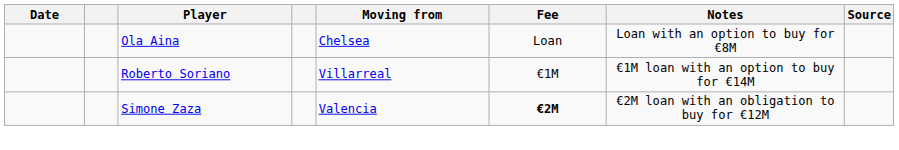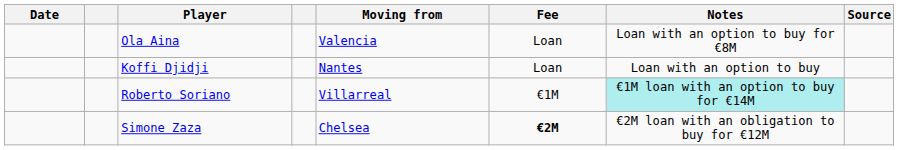(344, 41) Chelsea -> (348, 41) Valencia
+ row: (165, 68)
(725, 75) no background -> (725, 94) paleturquoise background
(348, 108) Valencia -> (344, 128) Chelsea
